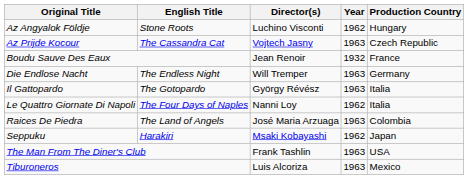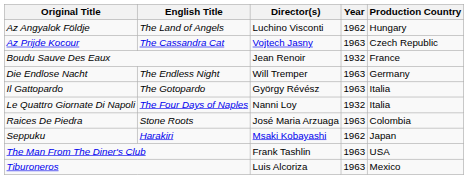(166, 27) Stone Roots -> (182, 27) The Land of Angels
(354, 105) 1962 -> (354, 105) 1932
(182, 120) The Land of Angels -> (166, 120) Stone Roots
